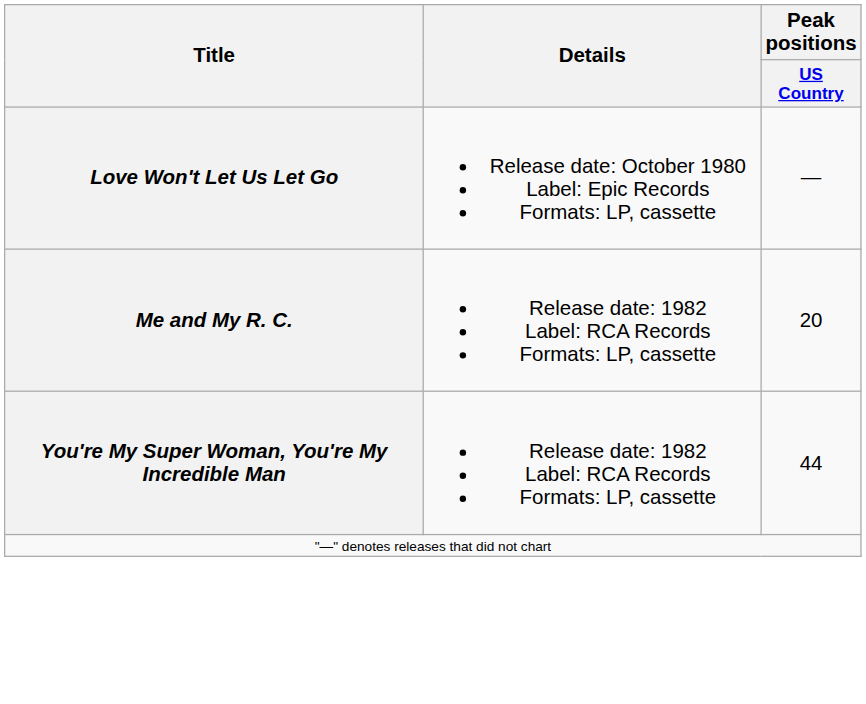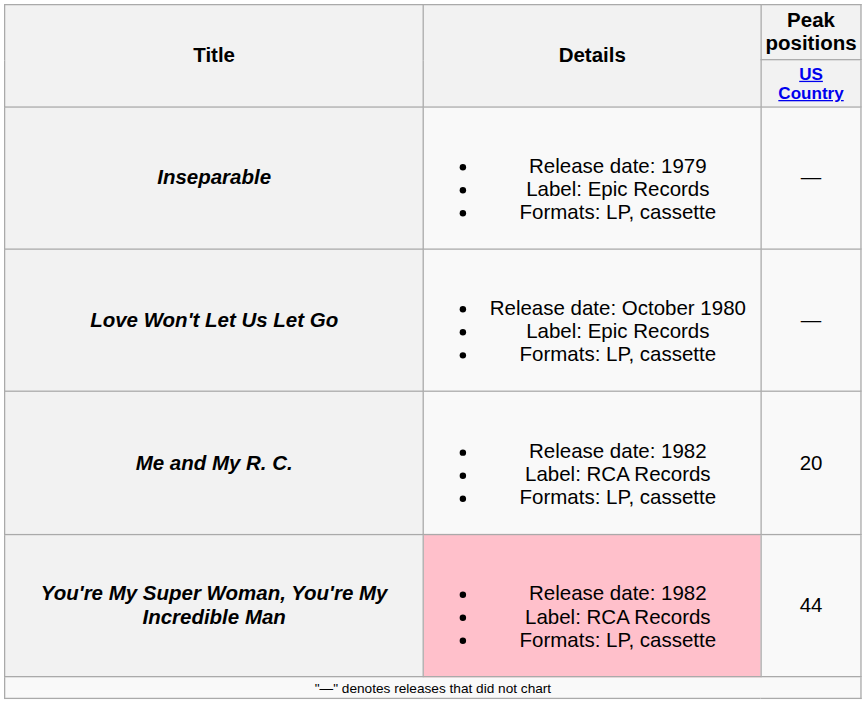+ row: (214, 177)
(592, 475) no background -> (592, 617) pink background
